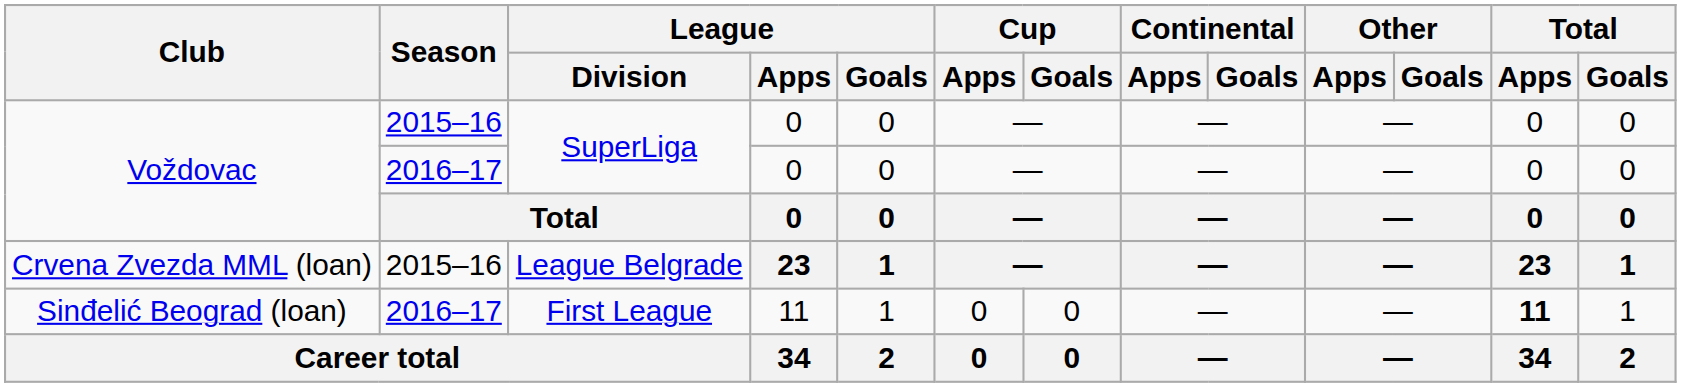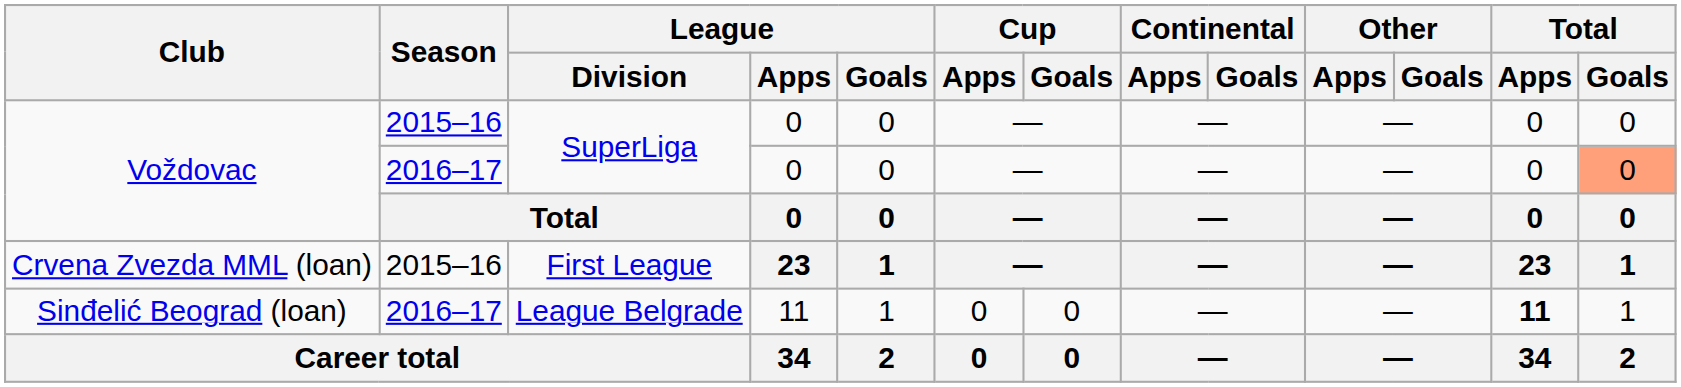(1627, 170) no background -> (1627, 170) lightsalmon background
(629, 264) League Belgrade -> (629, 264) First League
(629, 312) First League -> (629, 312) League Belgrade
